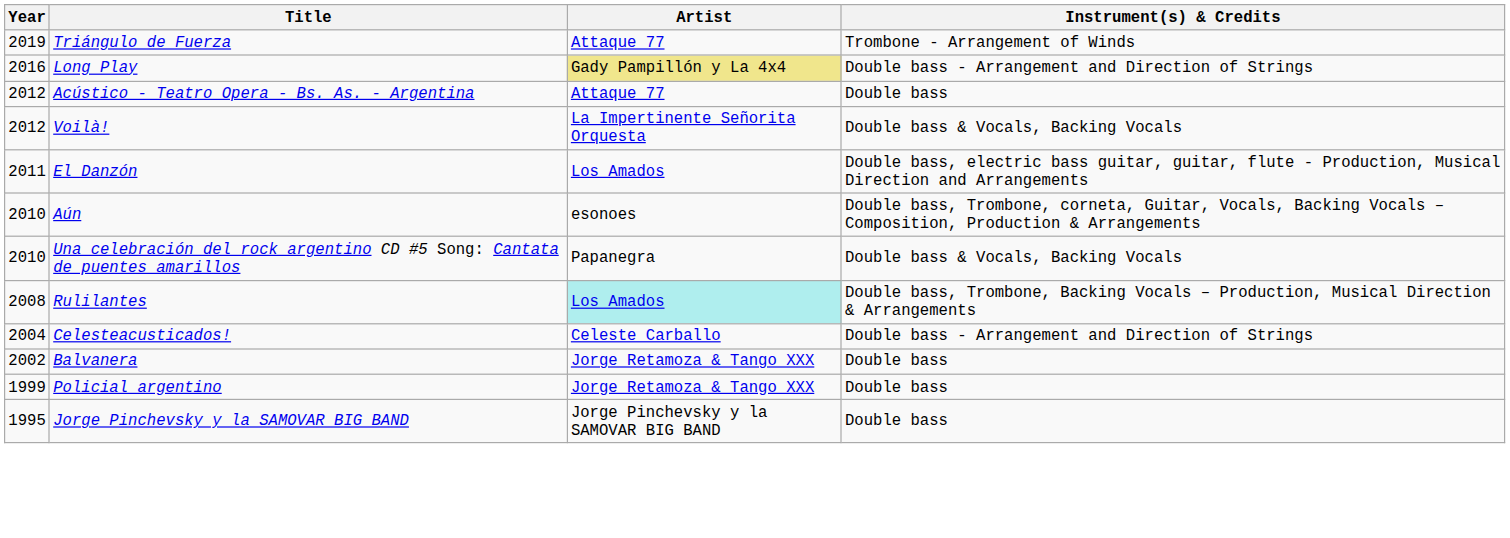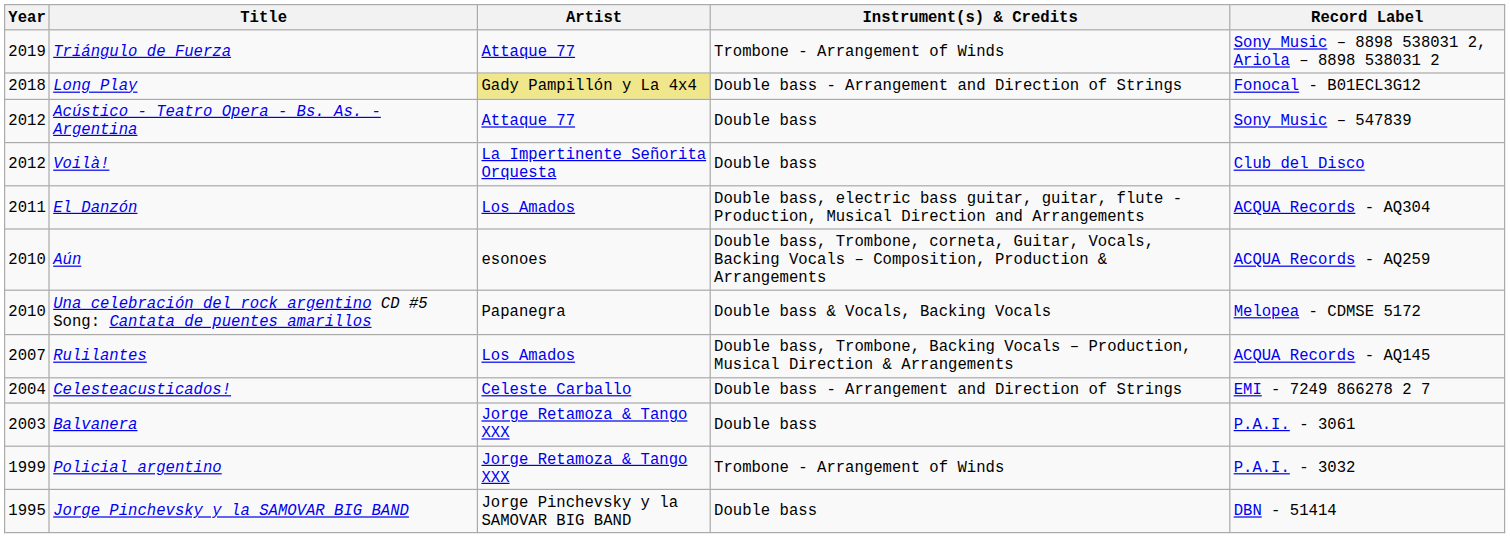+ column: (1367, 17)
(27, 68) 2016 -> (27, 86) 2018
(1013, 128) Double bass & Vocals, Backing Vocals -> (766, 164) Double bass
(27, 302) 2008 -> (27, 356) 2007
(618, 302) paleturquoise background -> (528, 356) no background
(27, 362) 2002 -> (27, 425) 2003
(896, 387) Double bass -> (859, 468) Trombone - Arrangement of Winds
